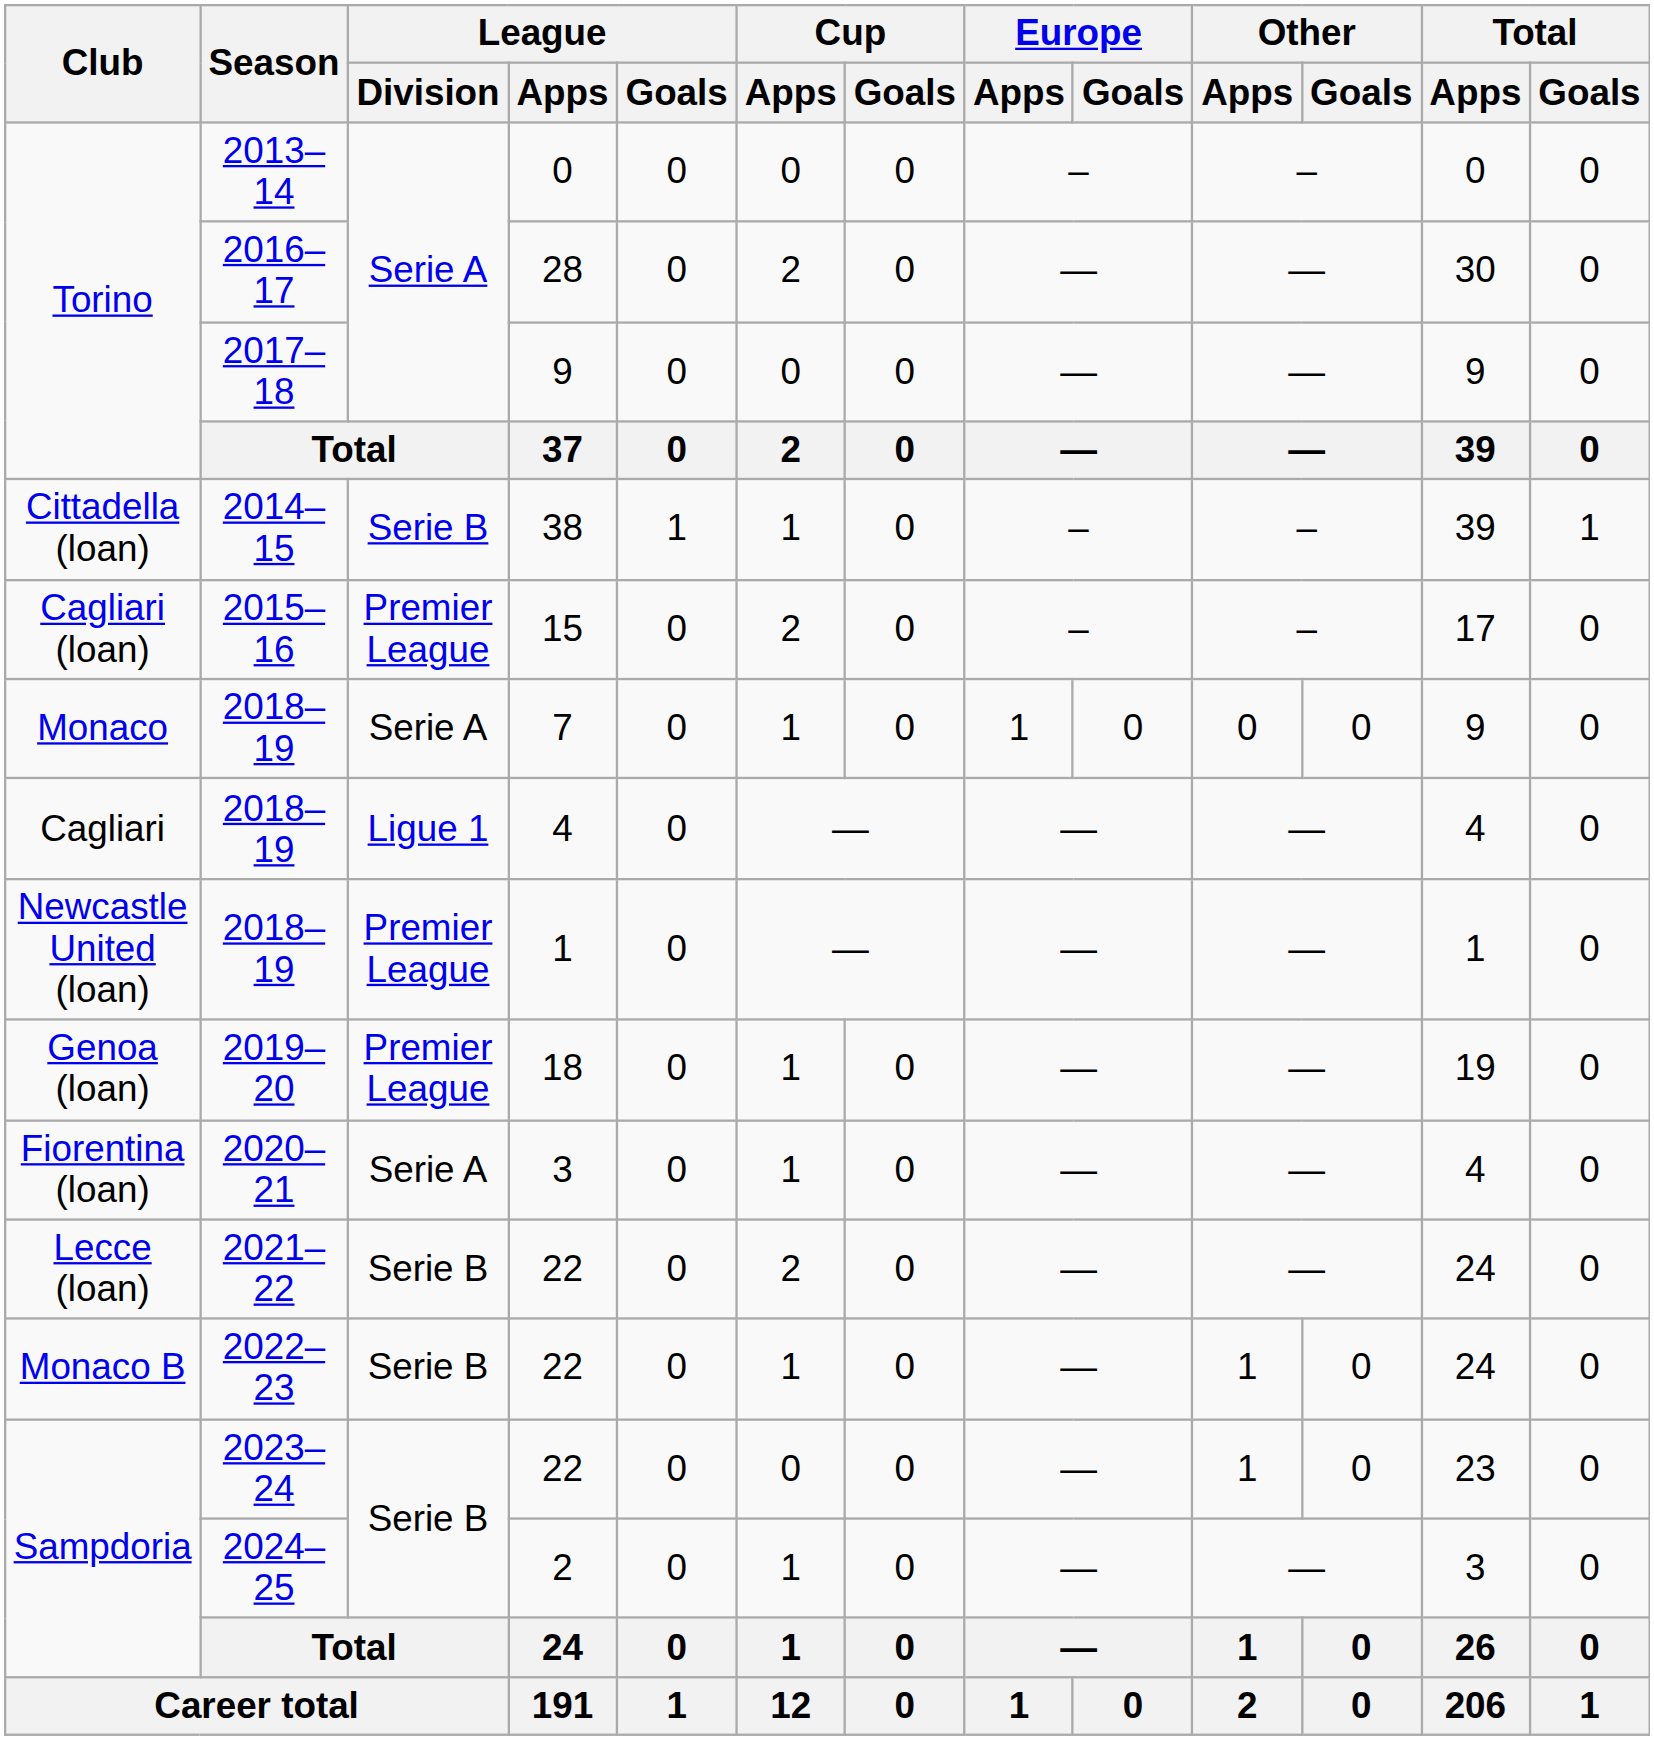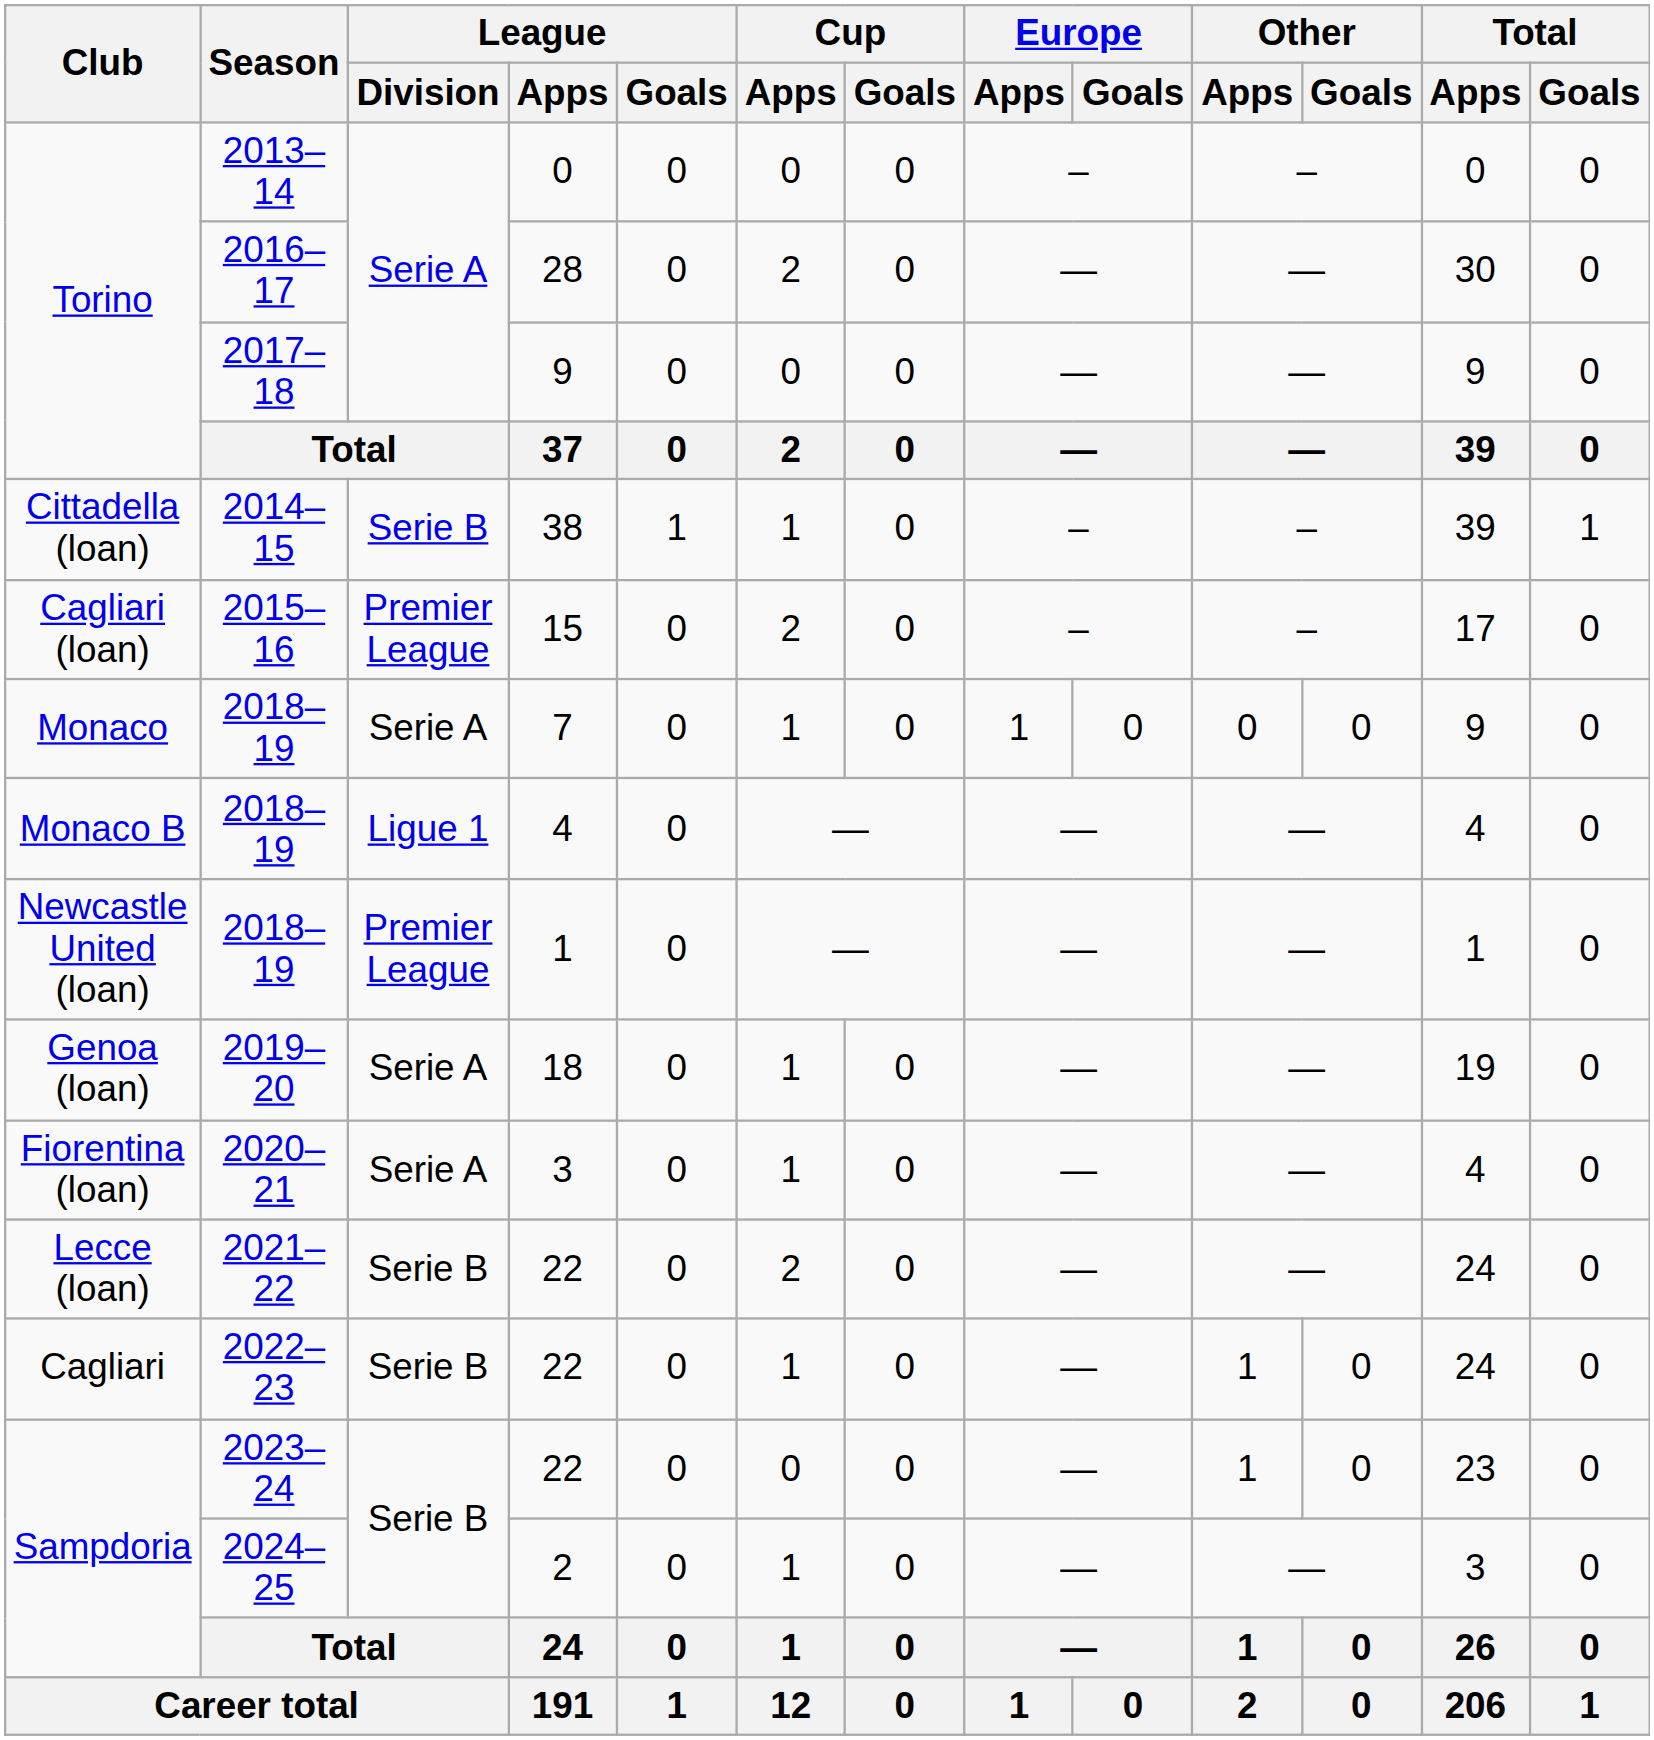(103, 828) Cagliari -> (103, 828) Monaco B
(428, 1068) Premier League -> (428, 1068) Serie A
(103, 1368) Monaco B -> (103, 1368) Cagliari
